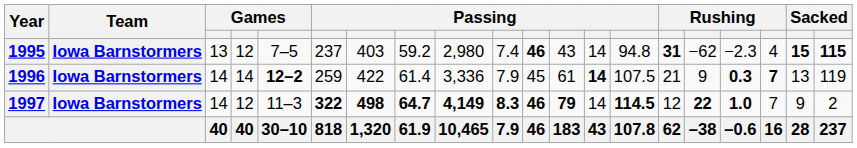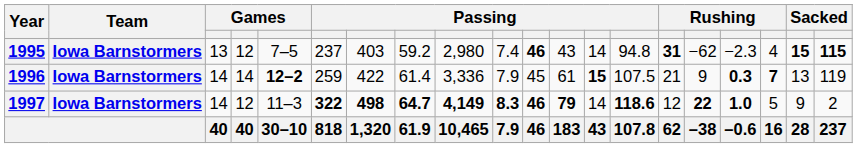(597, 77) 14 -> (597, 77) 15
(634, 103) 114.5 -> (634, 103) 118.6
(773, 103) 7 -> (773, 103) 5
